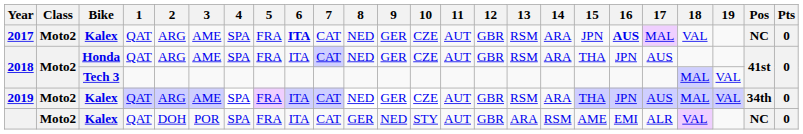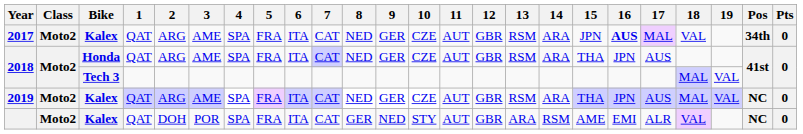(299, 35) bold -> (298, 35) normal
(759, 35) NC -> (758, 35) 34th
(759, 98) 34th -> (758, 98) NC
